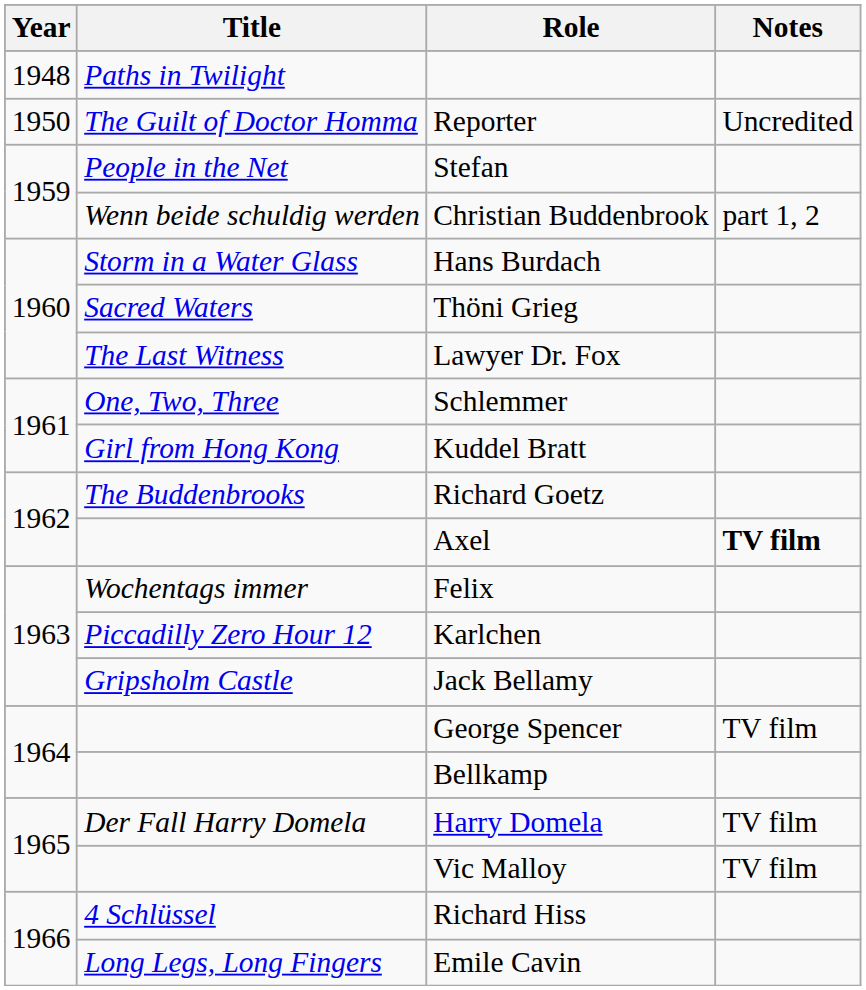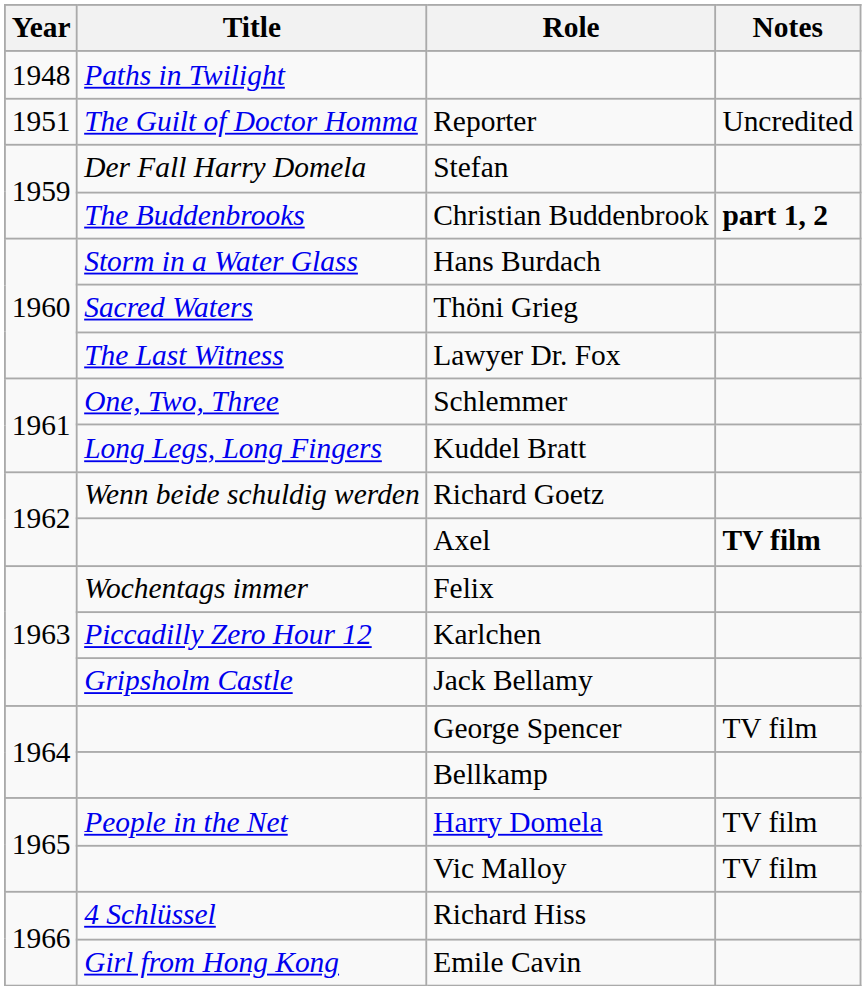(41, 121) 1950 -> (41, 121) 1951
(186, 167) People in the Net -> (225, 167) Der Fall Harry Domela
(252, 214) Wenn beide schuldig werden -> (194, 214) The Buddenbrooks
(771, 214) normal -> (775, 214) bold
(212, 448) Girl from Hong Kong -> (233, 448) Long Legs, Long Fingers
(194, 494) The Buddenbrooks -> (252, 494) Wenn beide schuldig werden
(225, 821) Der Fall Harry Domela -> (186, 821) People in the Net
(233, 961) Long Legs, Long Fingers -> (212, 961) Girl from Hong Kong
